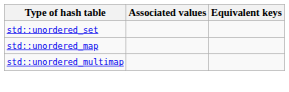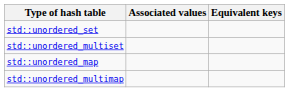+ row: (65, 46)
